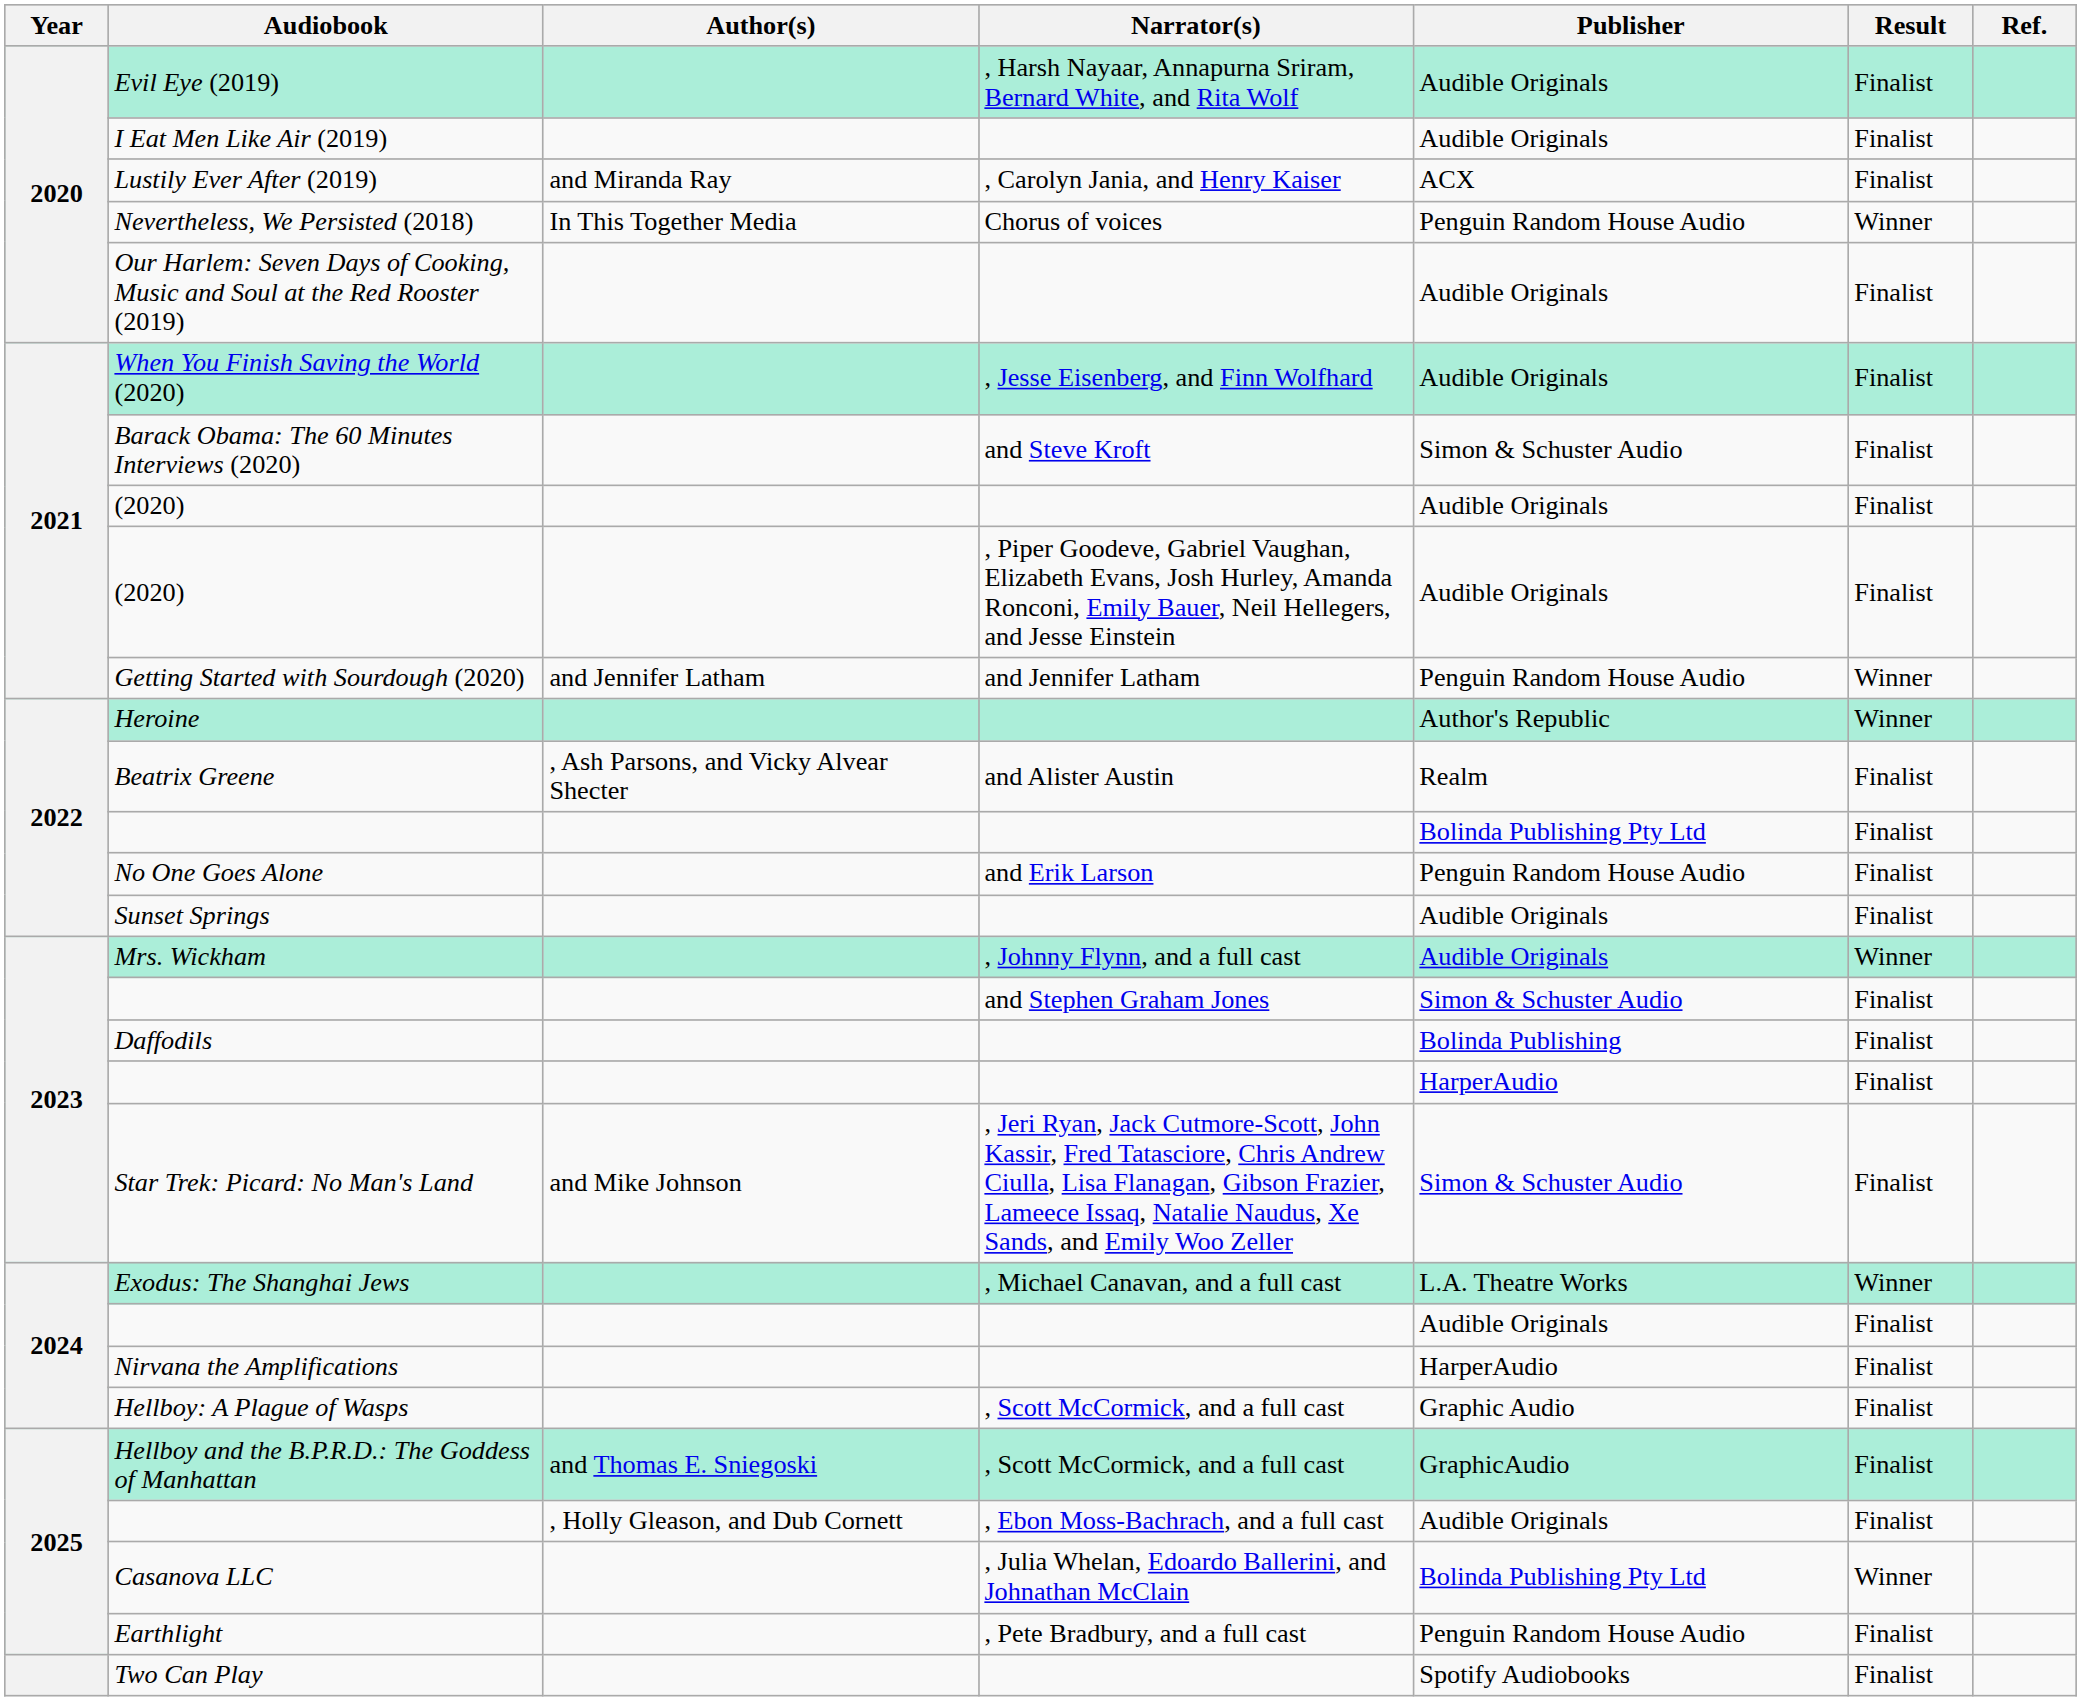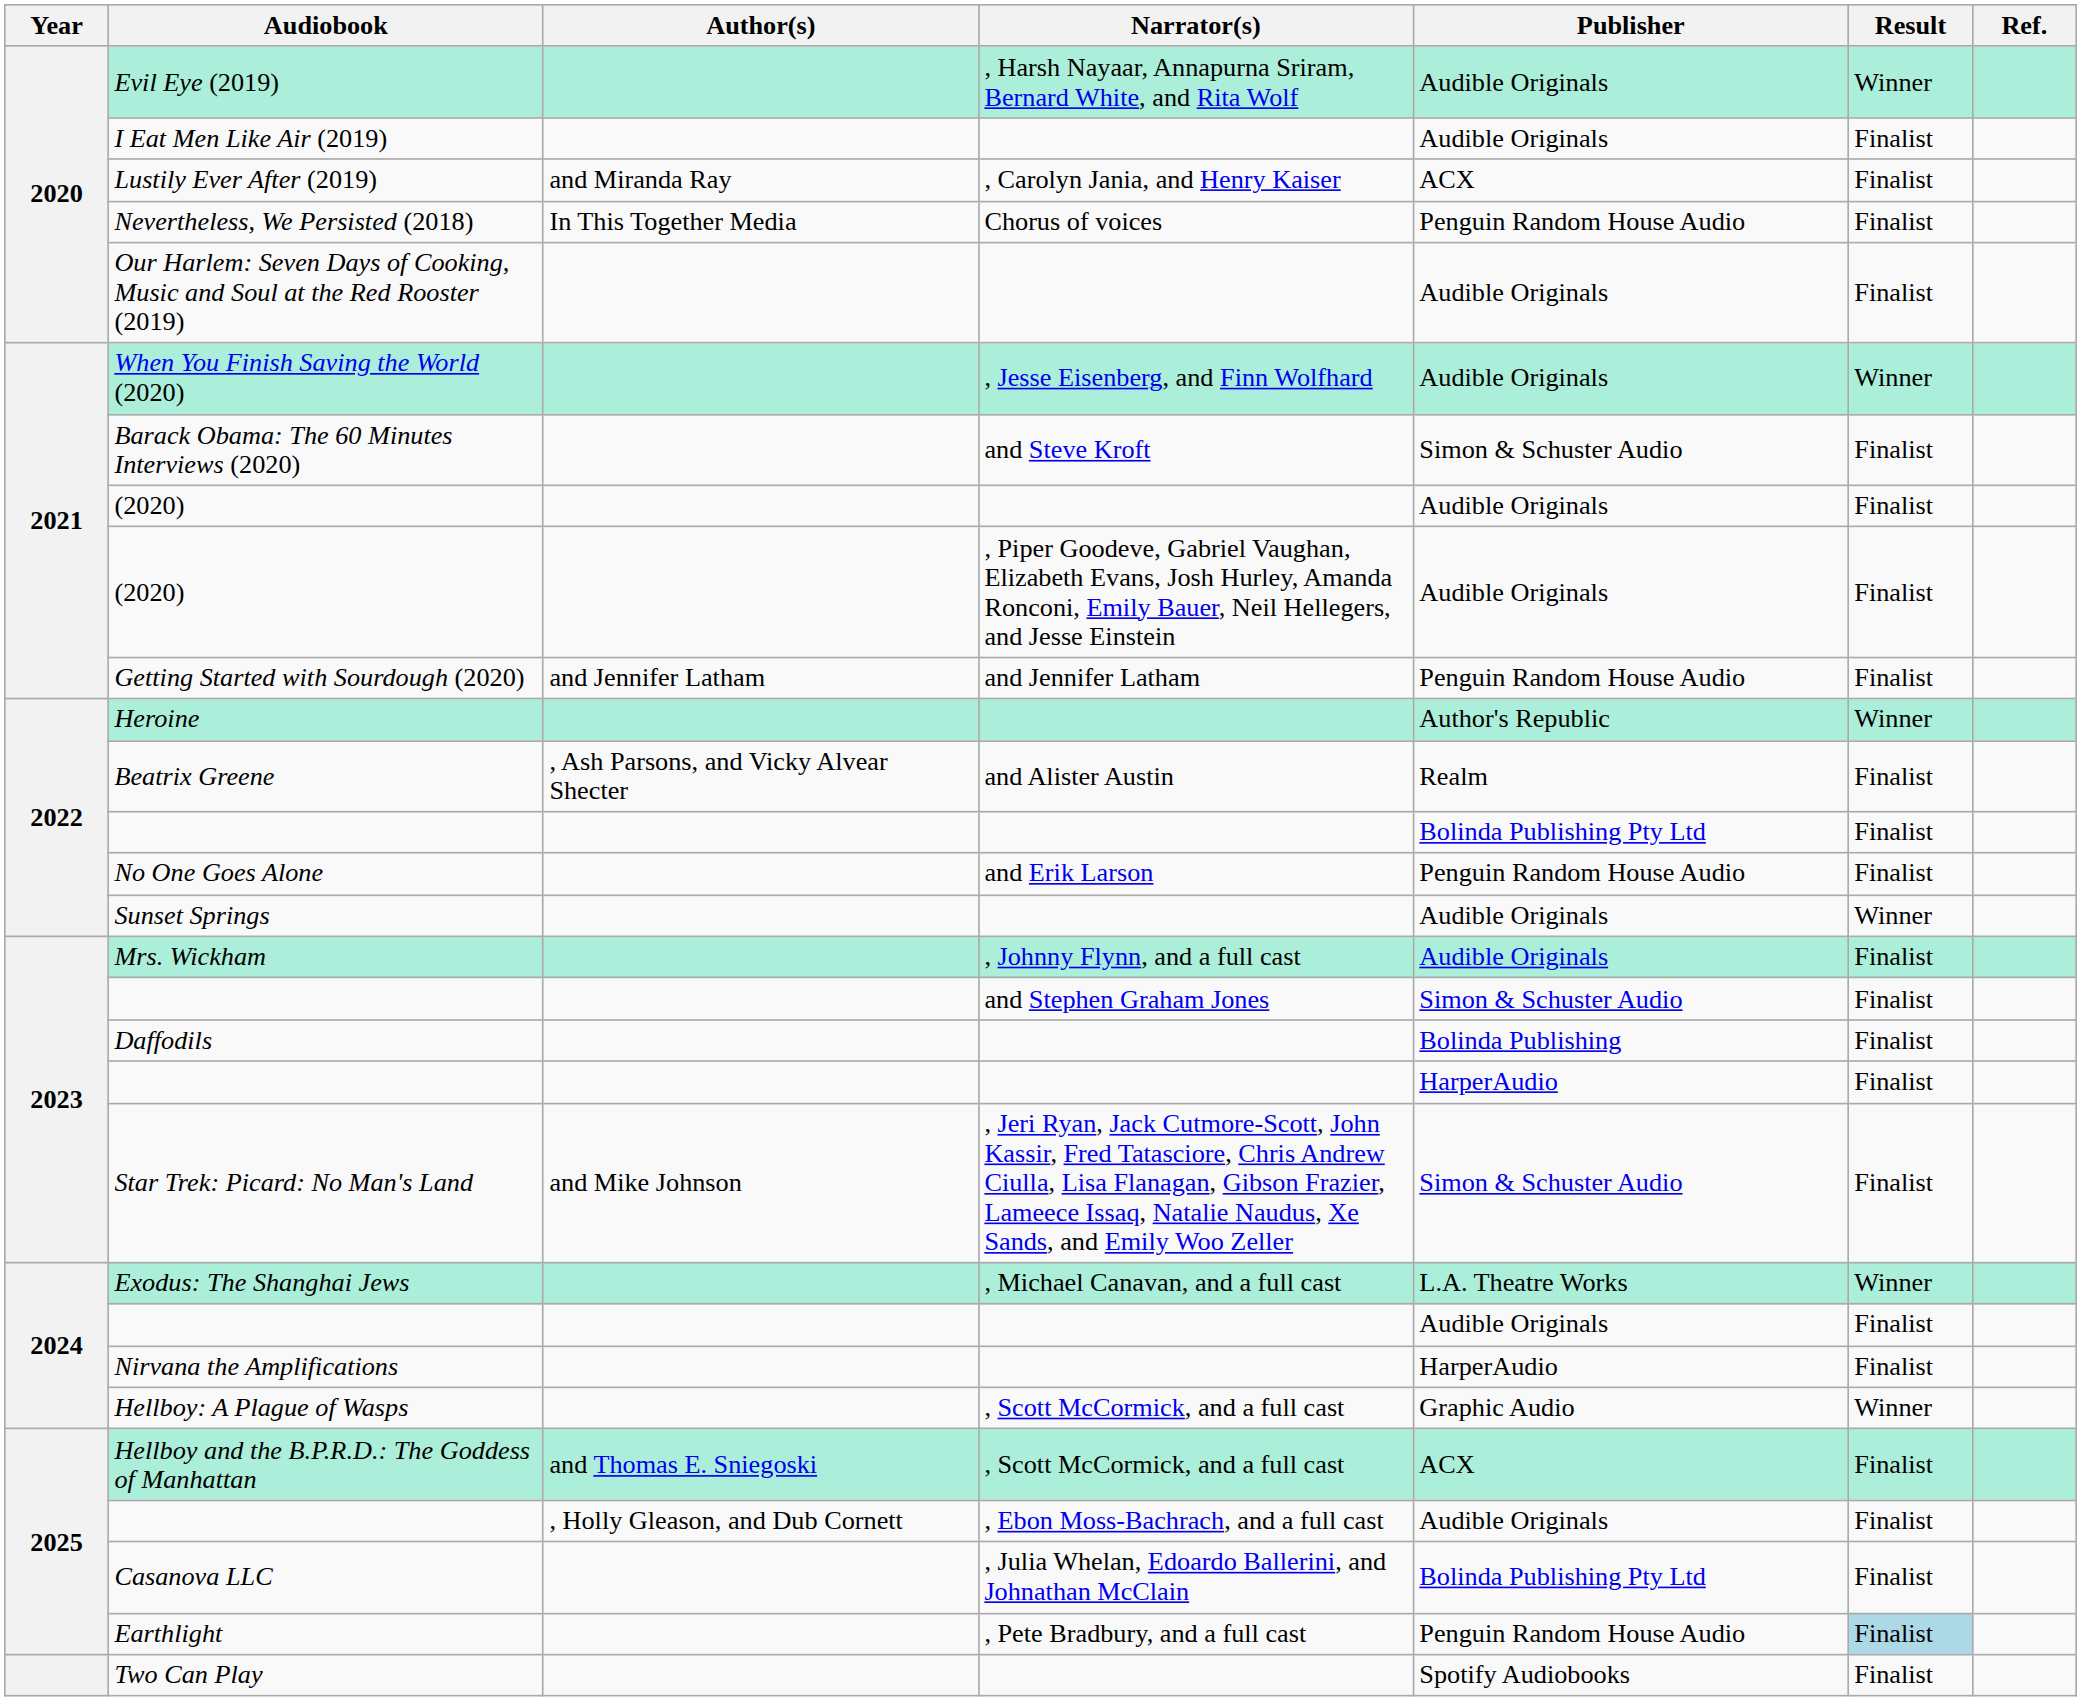(1894, 81) Finalist -> (1893, 81) Winner
(1893, 221) Winner -> (1894, 221) Finalist
(1894, 378) Finalist -> (1893, 378) Winner
(1893, 677) Winner -> (1894, 677) Finalist
(1894, 915) Finalist -> (1893, 915) Winner
(1893, 956) Winner -> (1894, 956) Finalist
(1894, 1407) Finalist -> (1893, 1407) Winner
(1494, 1464) GraphicAudio -> (1447, 1464) ACX
(1893, 1576) Winner -> (1894, 1576) Finalist
(1894, 1633) no background -> (1894, 1633) lightblue background
